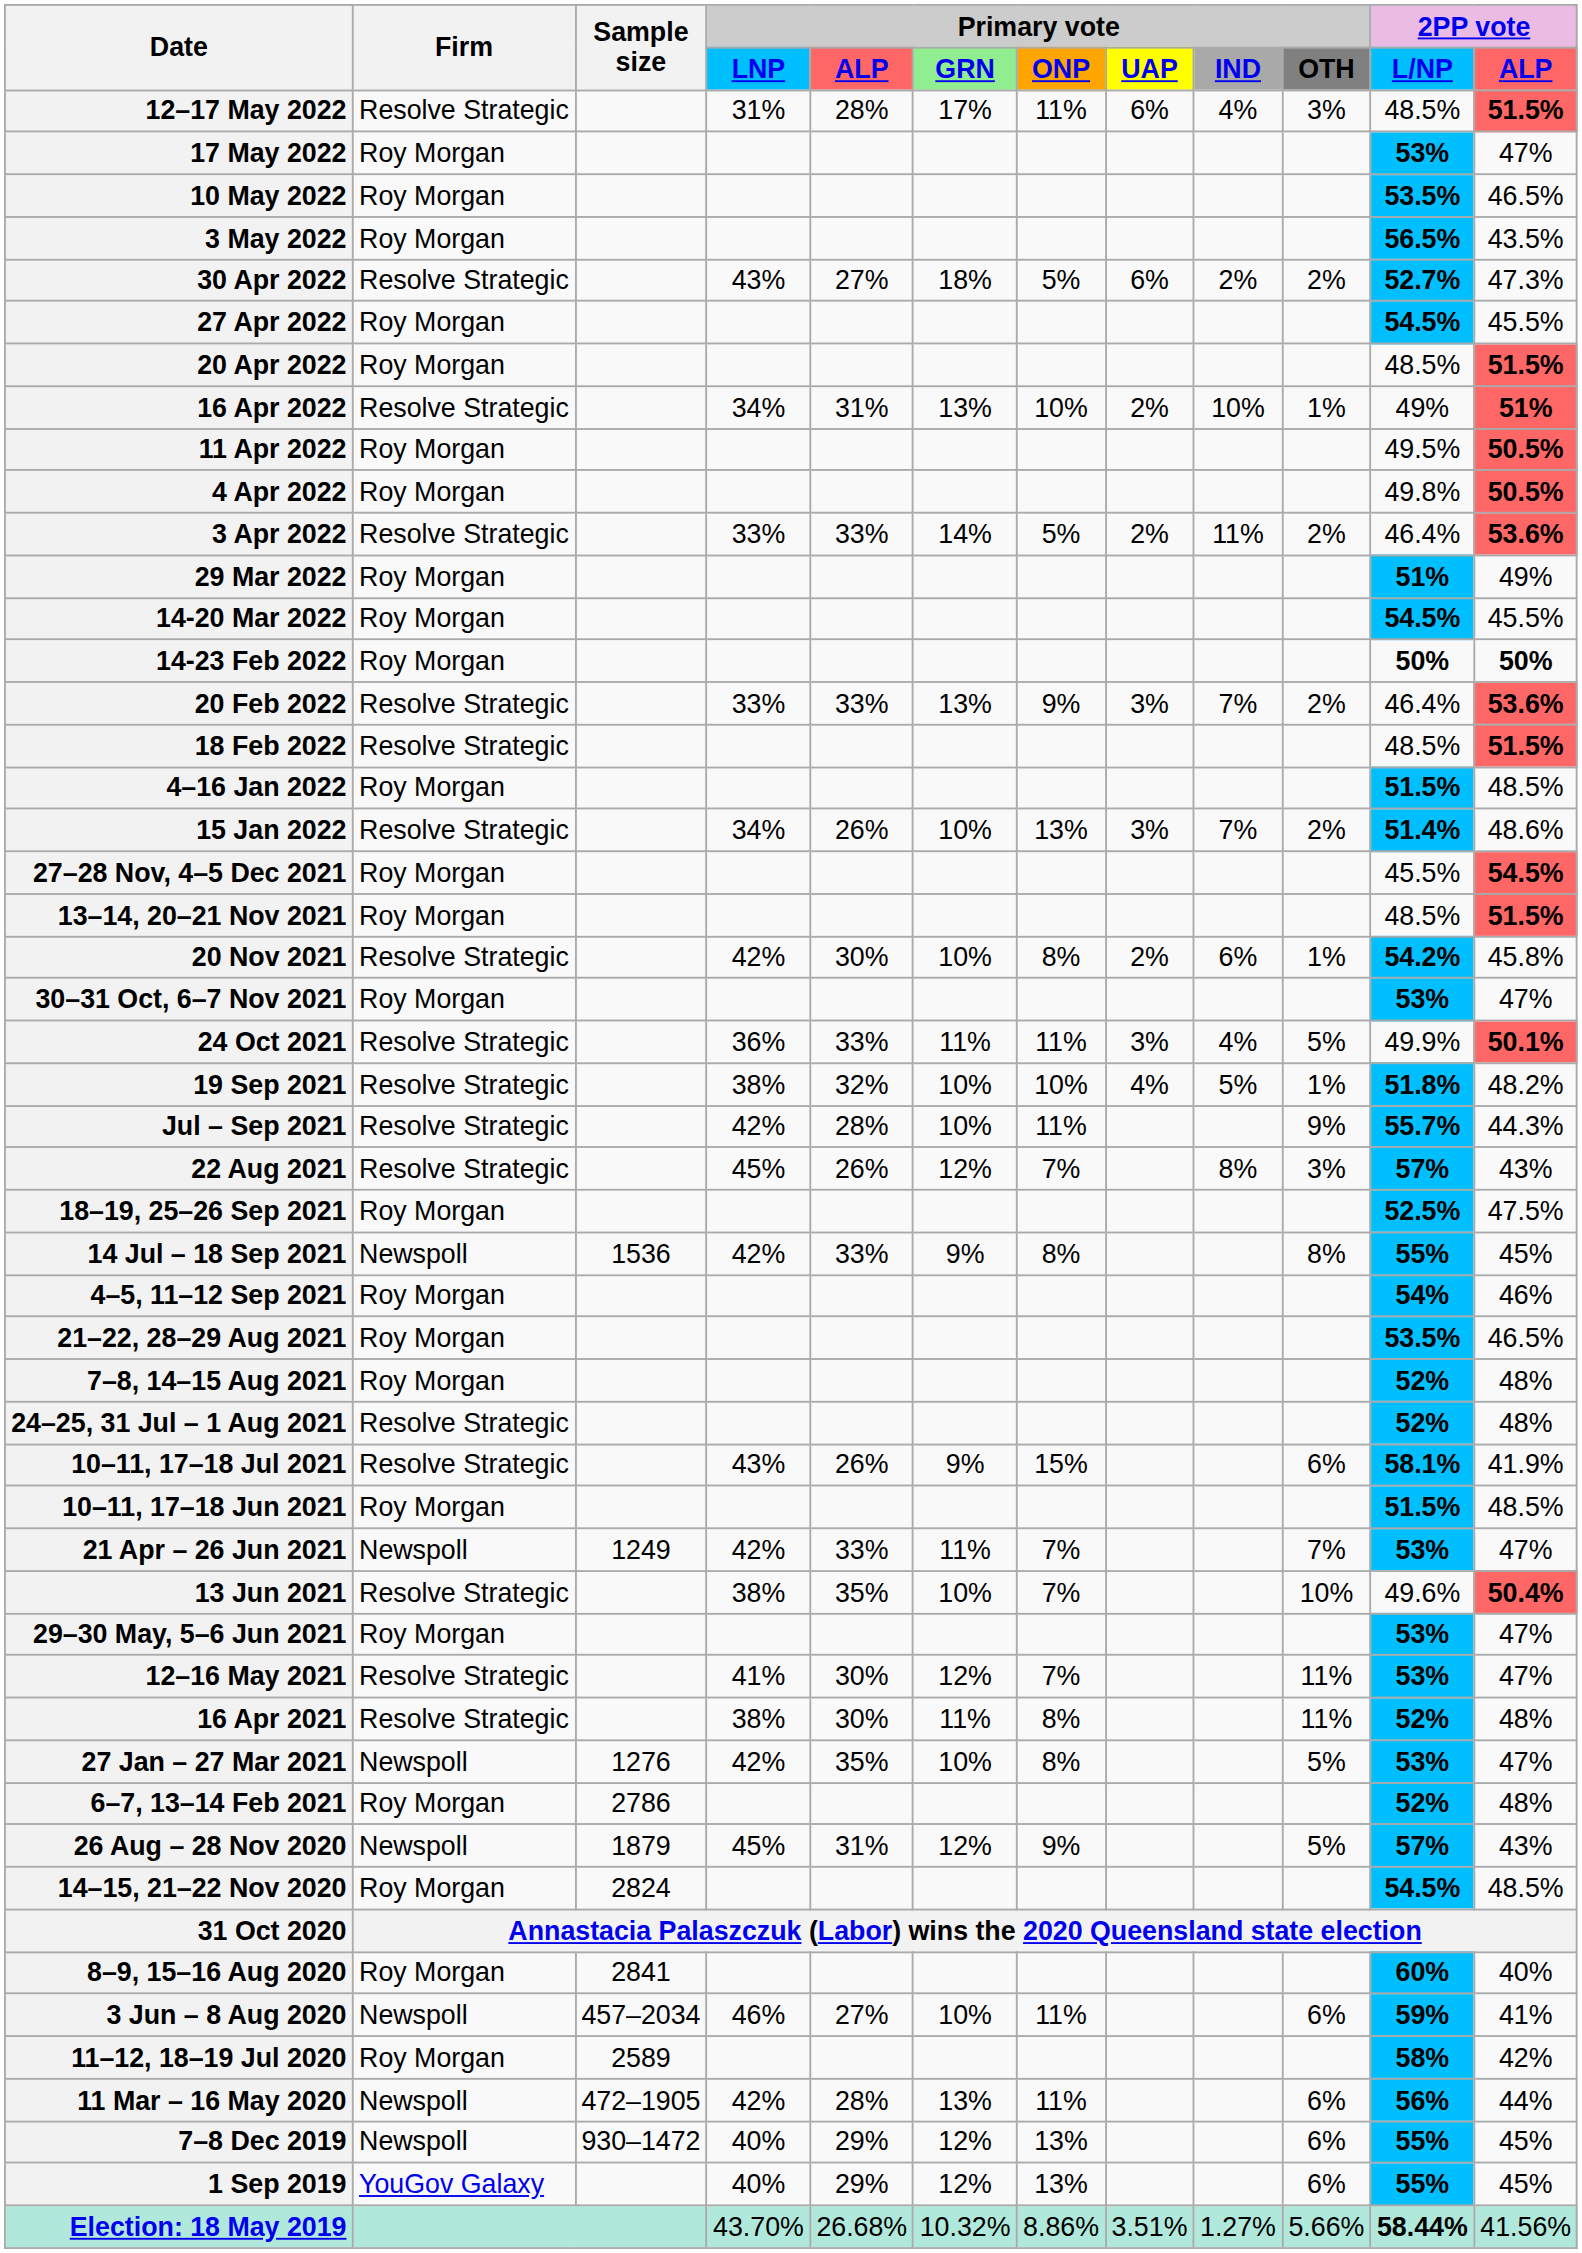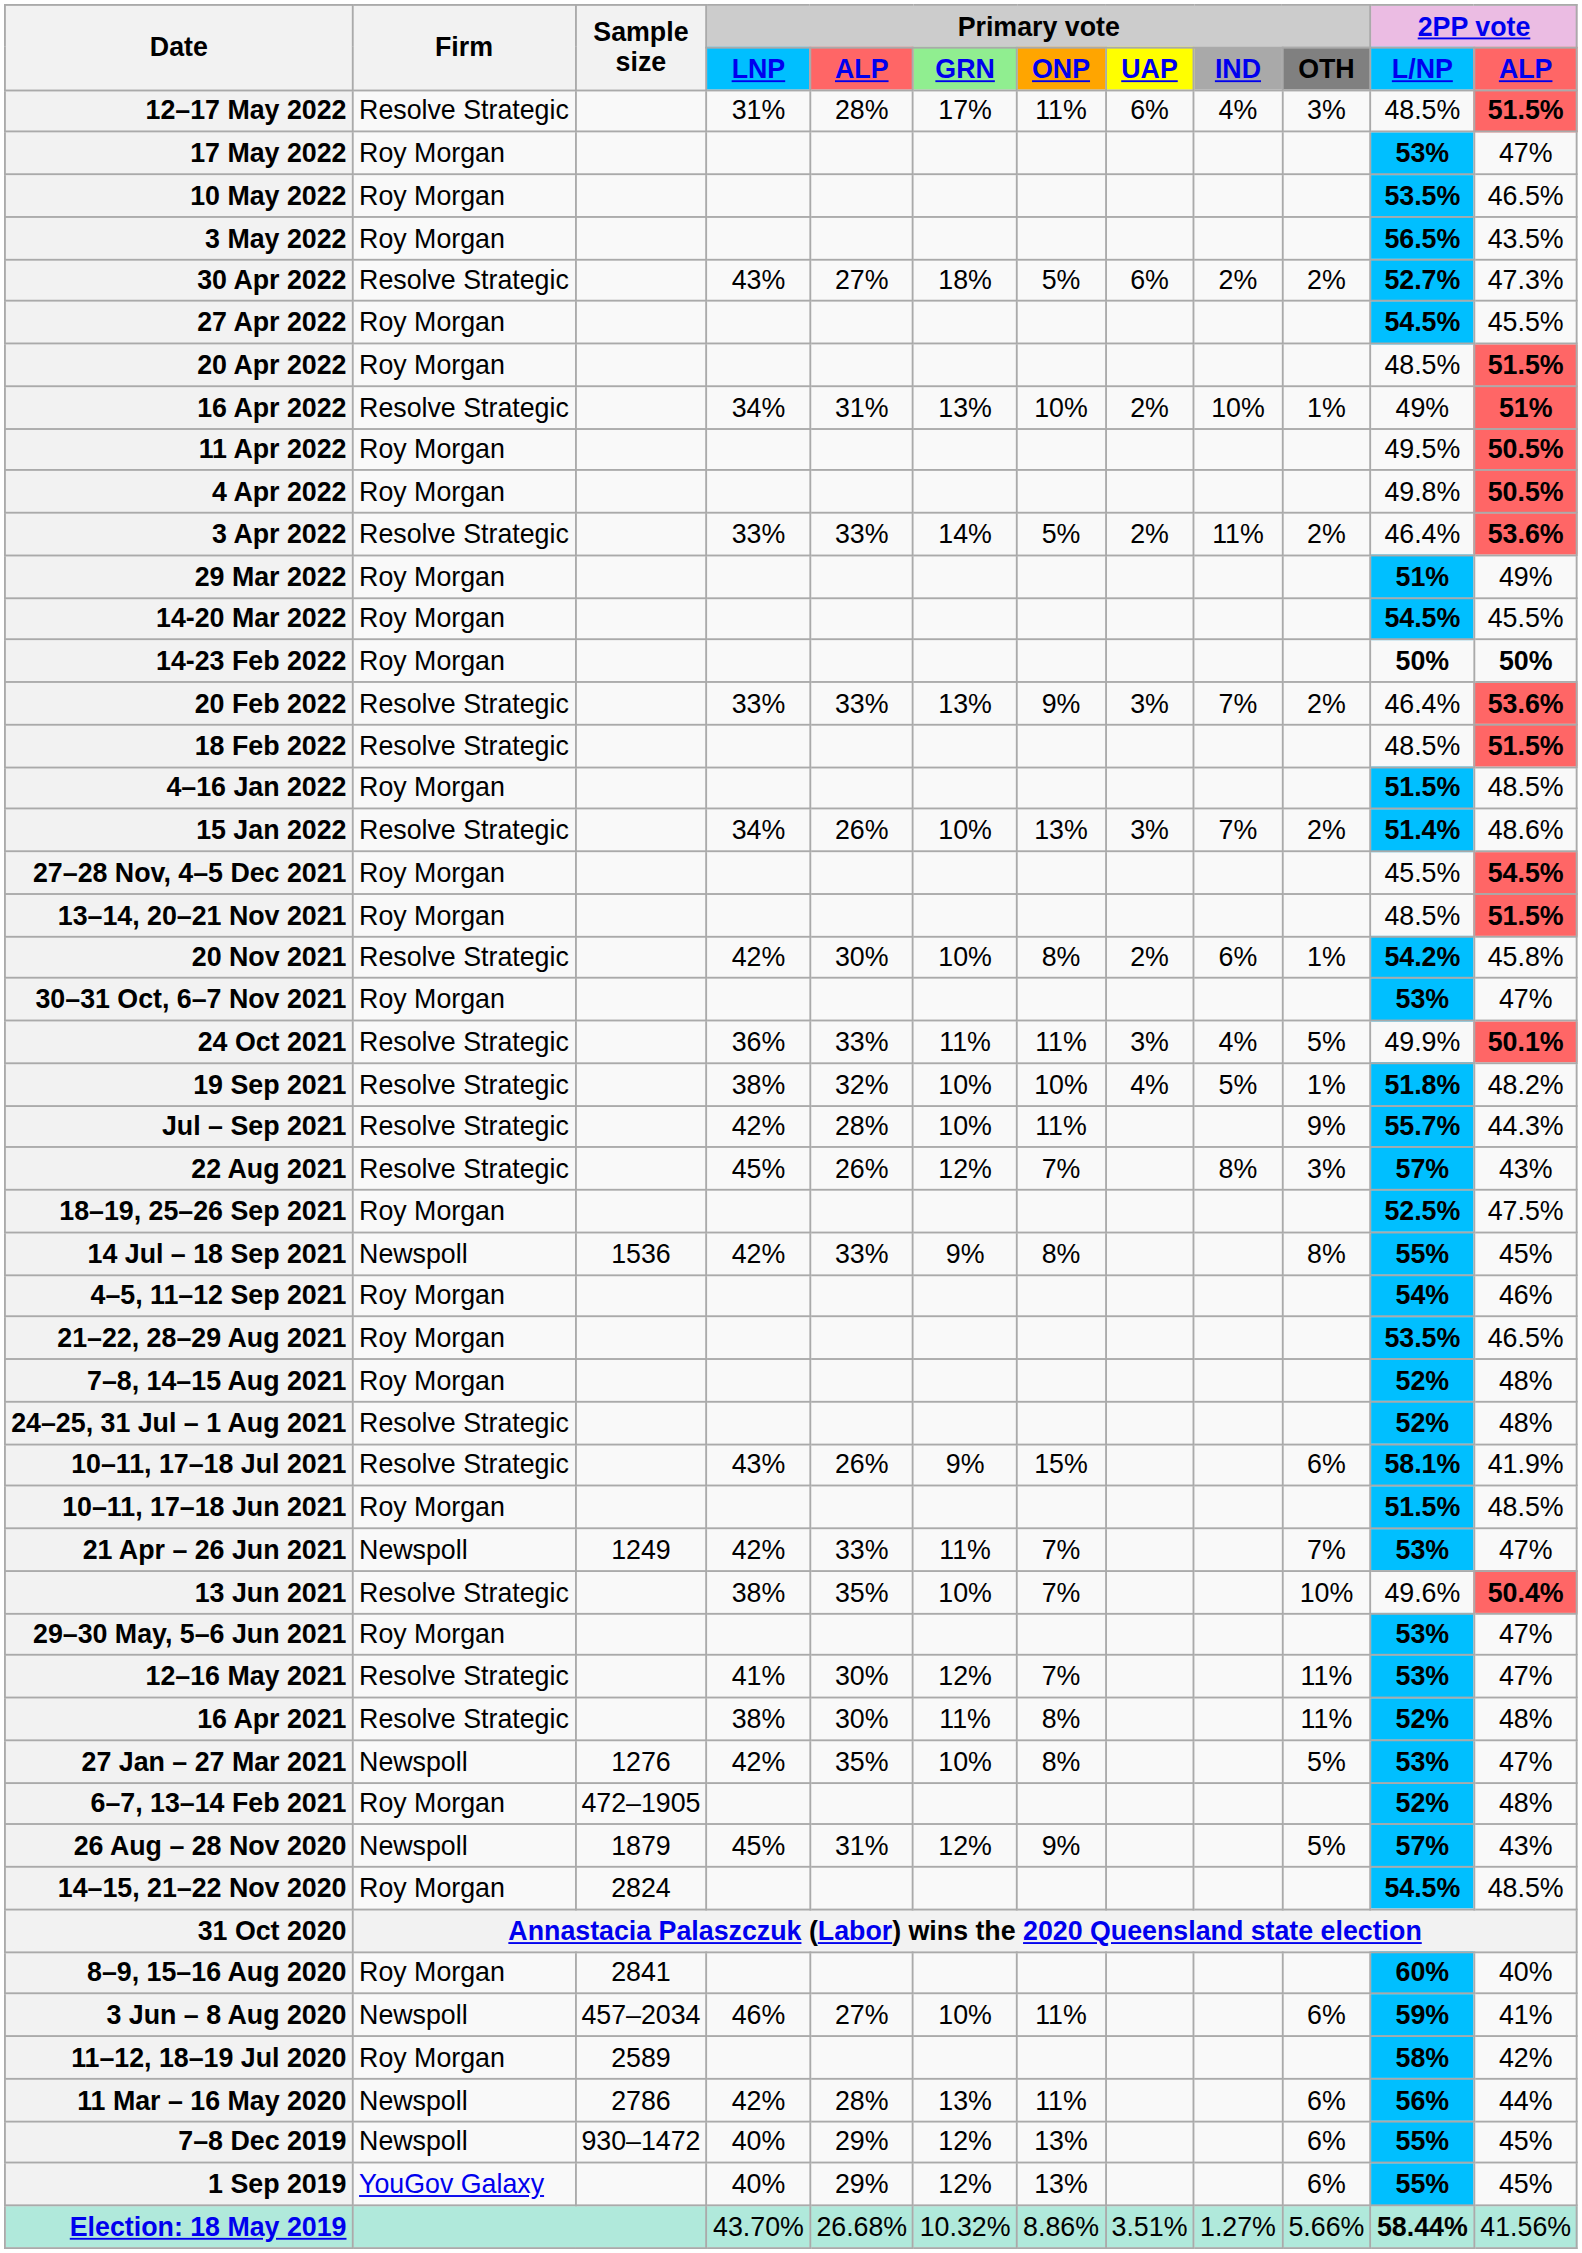(641, 1804) 2786 -> (641, 1804) 472–1905
(641, 2100) 472–1905 -> (641, 2100) 2786
